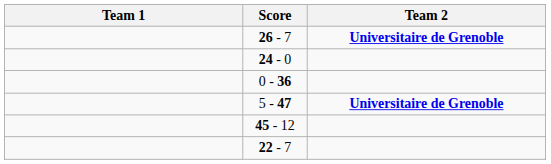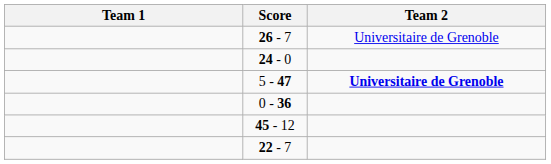(426, 37) bold -> (426, 37) normal
rows swapped: (275, 81) <-> (275, 103)
